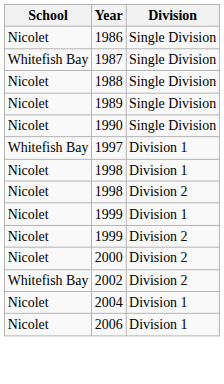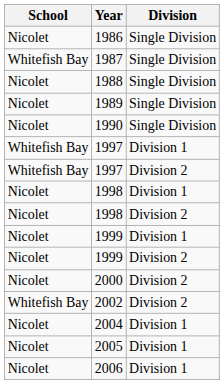+ row: (109, 170)
+ row: (109, 346)
